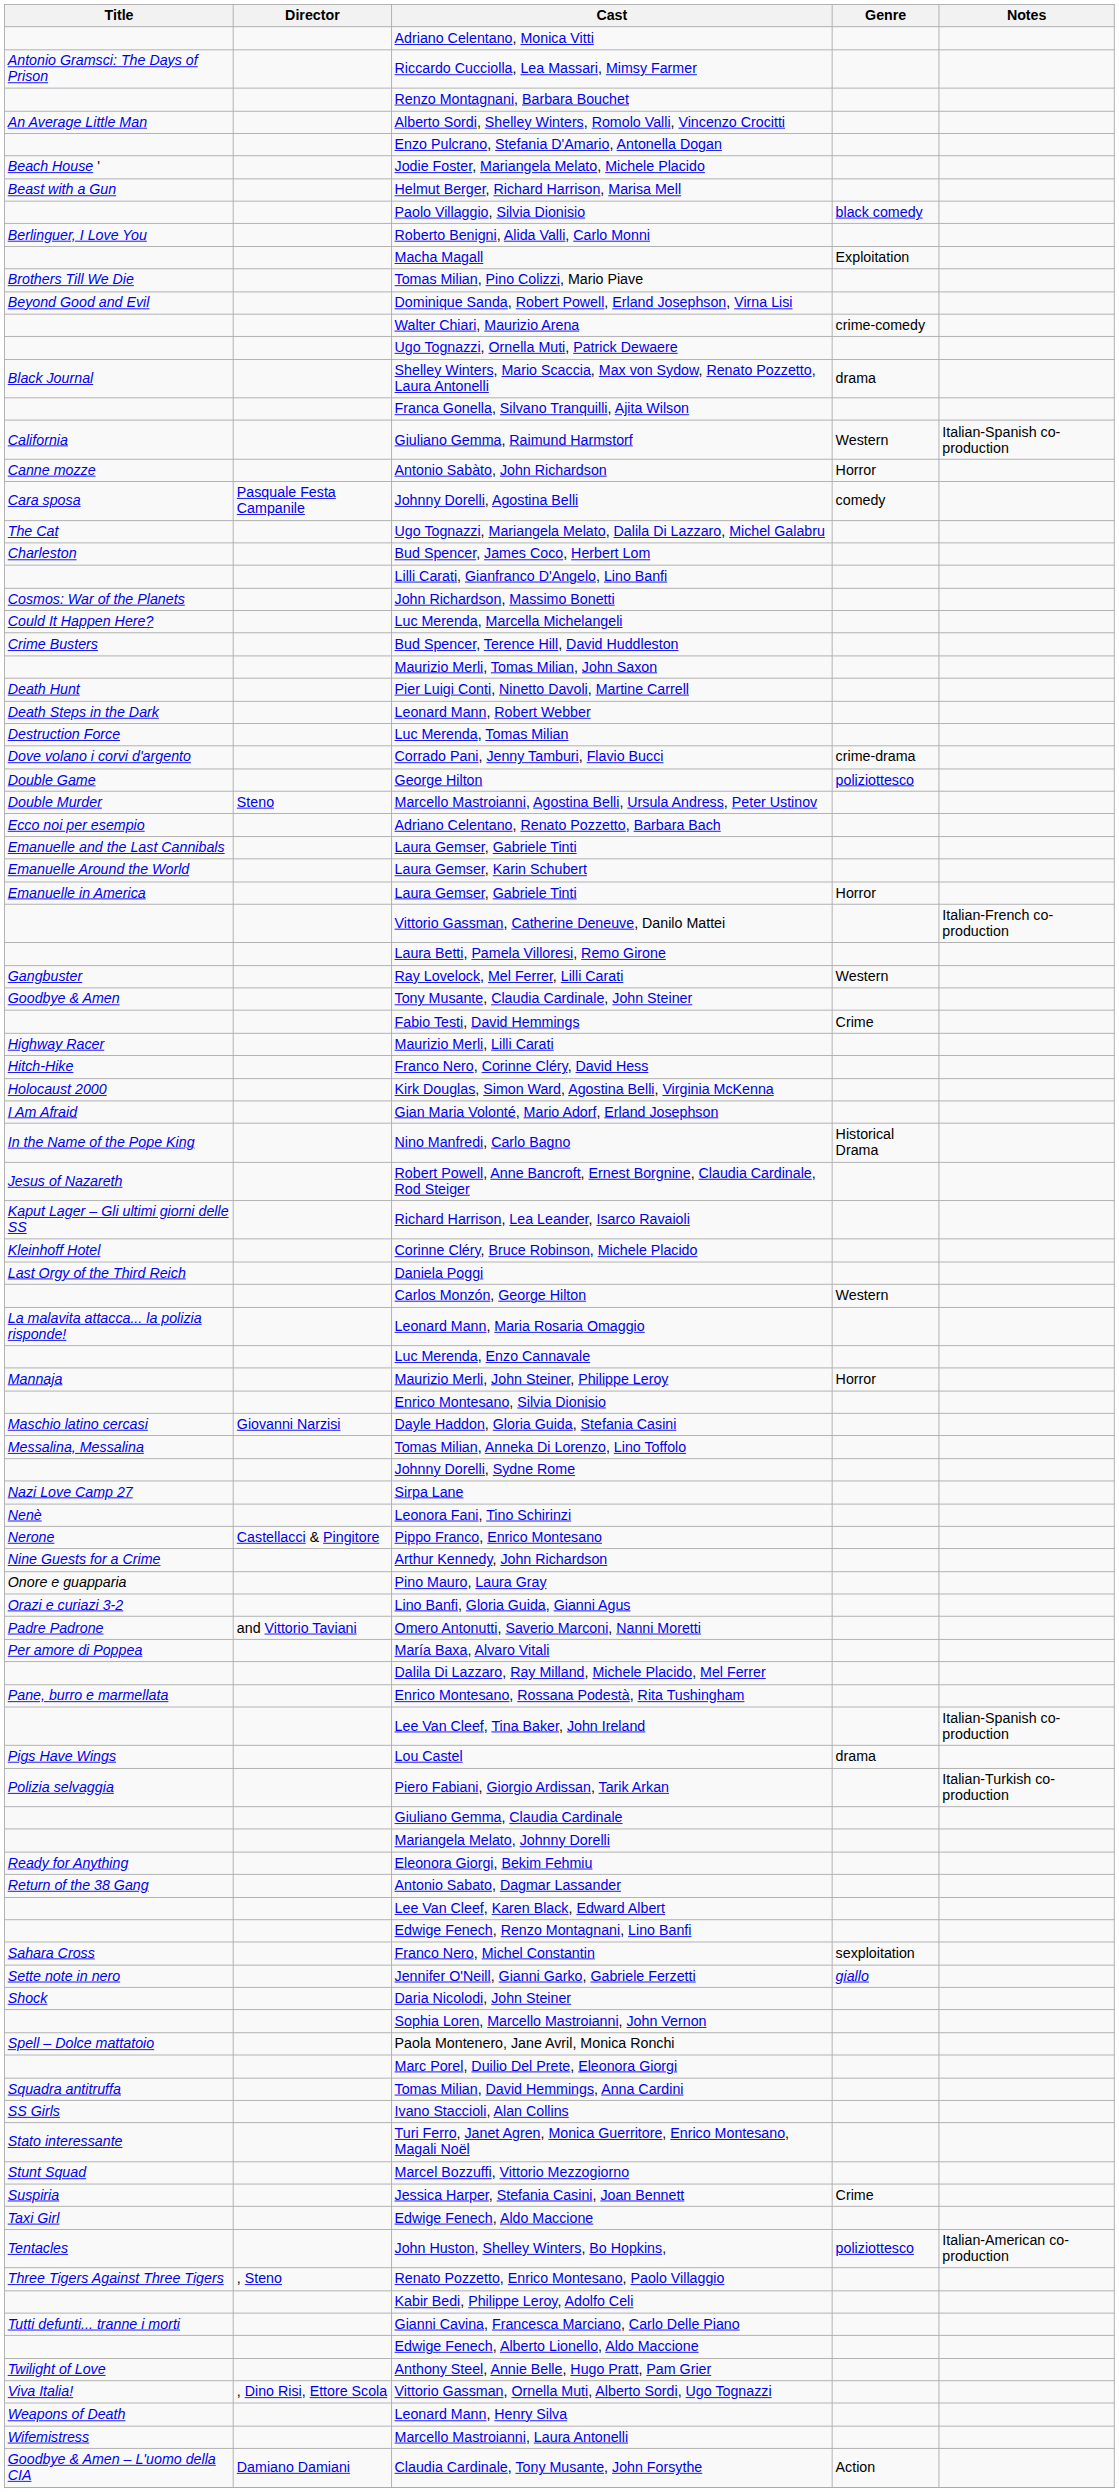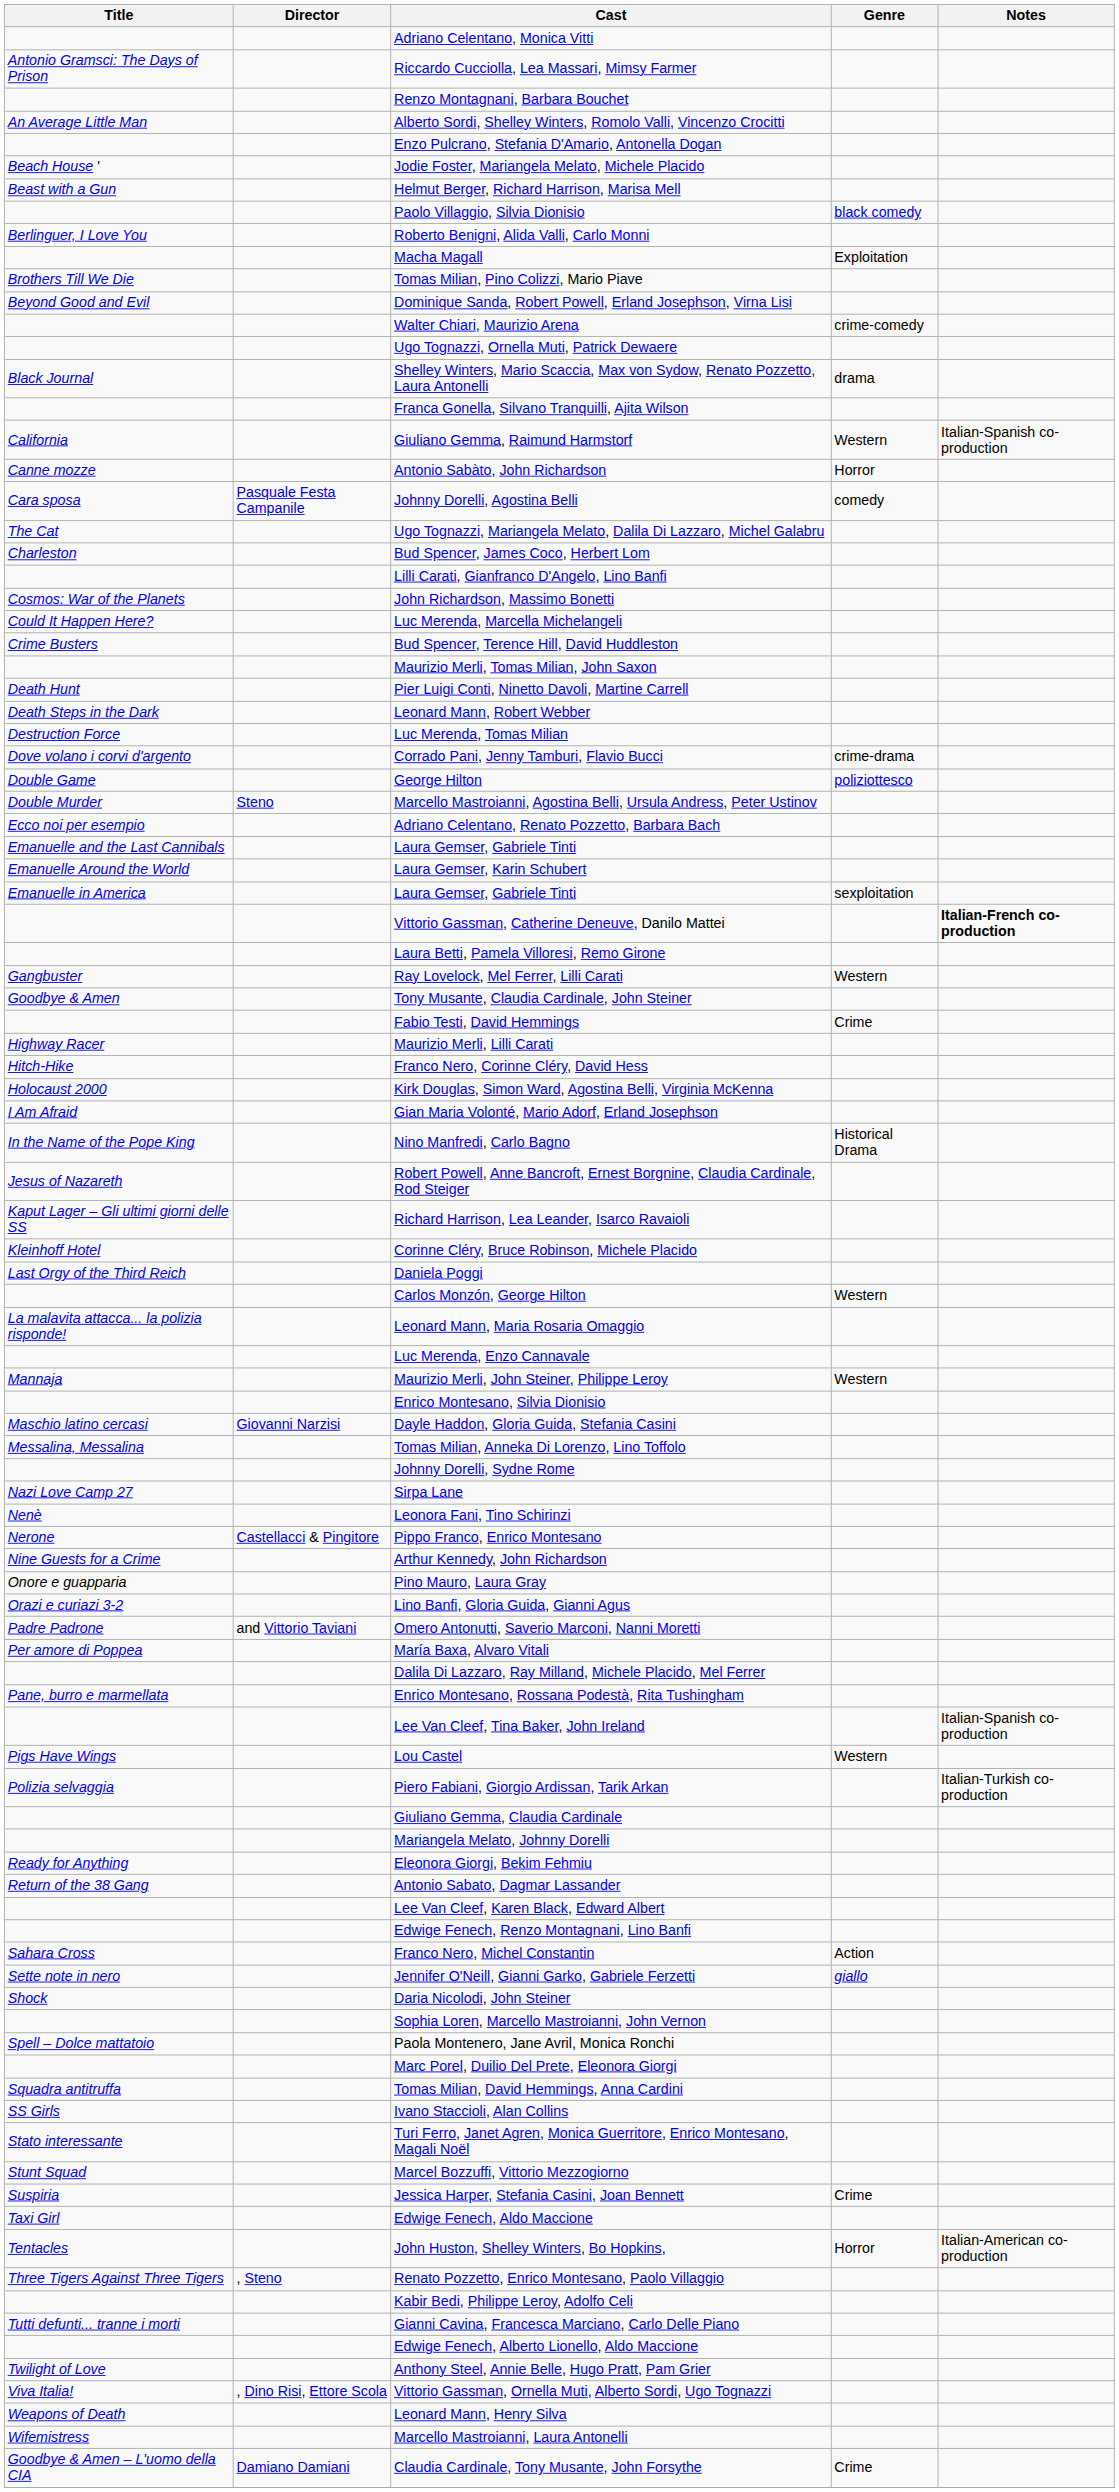(856, 892) Horror -> (874, 892) sexploitation
(998, 923) normal -> (1000, 923) bold
(856, 1379) Horror -> (861, 1379) Western
(856, 1756) drama -> (861, 1756) Western
(875, 1953) sexploitation -> (854, 1953) Action
(875, 2248) poliziottesco -> (855, 2248) Horror
(855, 2467) Action -> (853, 2467) Crime
